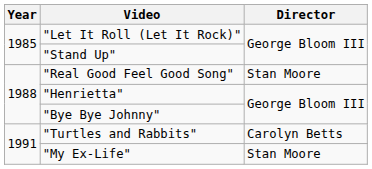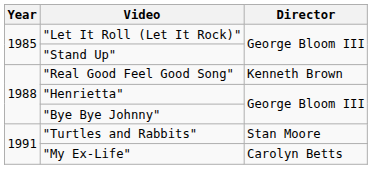(284, 74) Stan Moore -> (295, 74) Kenneth Brown
(295, 134) Carolyn Betts -> (284, 134) Stan Moore
(284, 154) Stan Moore -> (295, 154) Carolyn Betts
